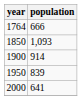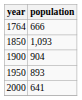(37, 57) 914 -> (37, 57) 904
(37, 73) 839 -> (37, 73) 893
